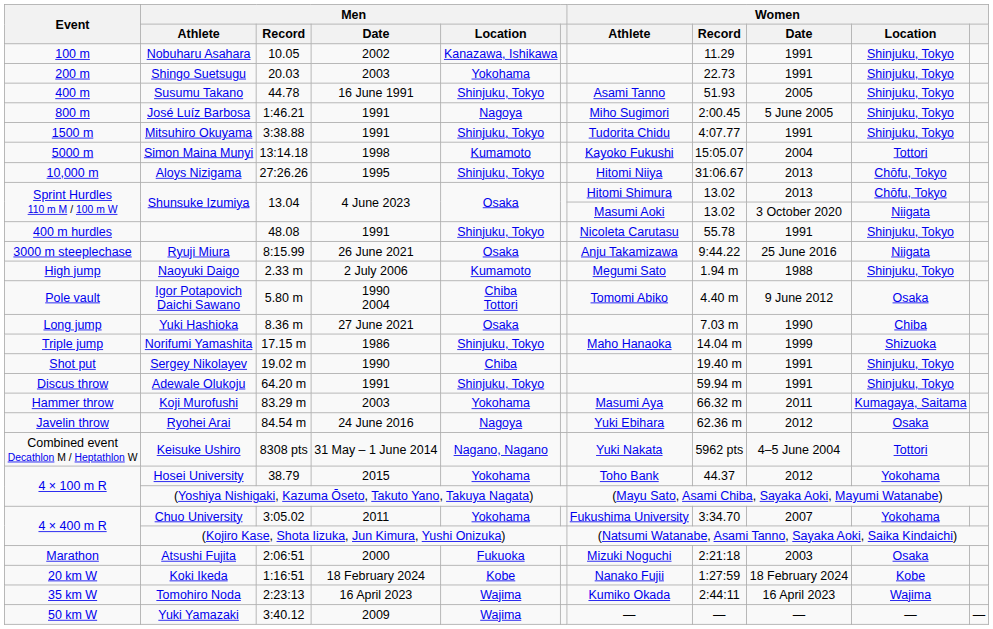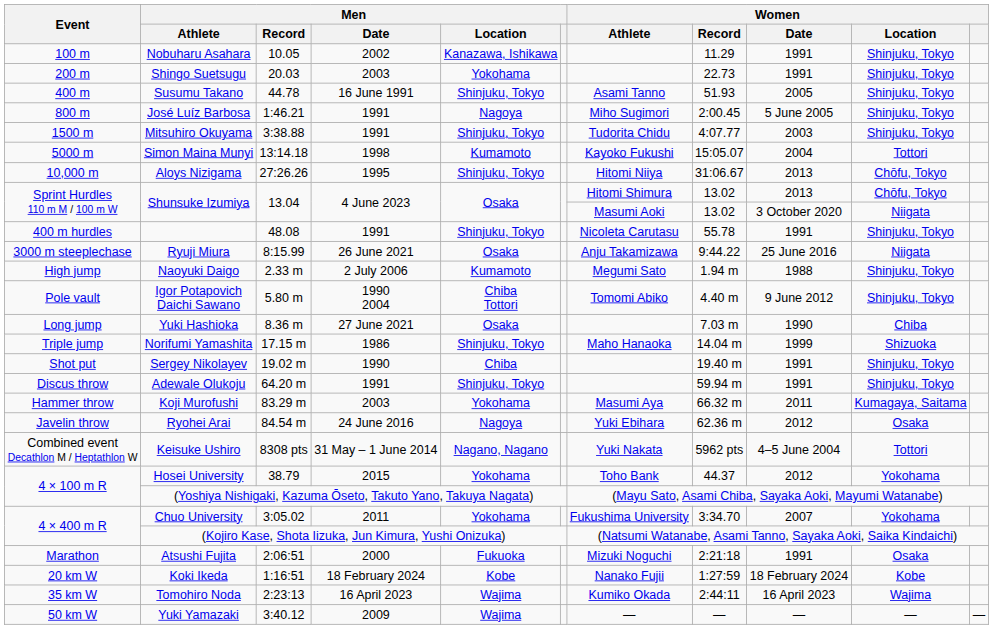(799, 133) 1991 -> (799, 133) 2003
(911, 298) Osaka -> (911, 298) Shinjuku, Tokyo
(799, 555) 2003 -> (799, 555) 1991
